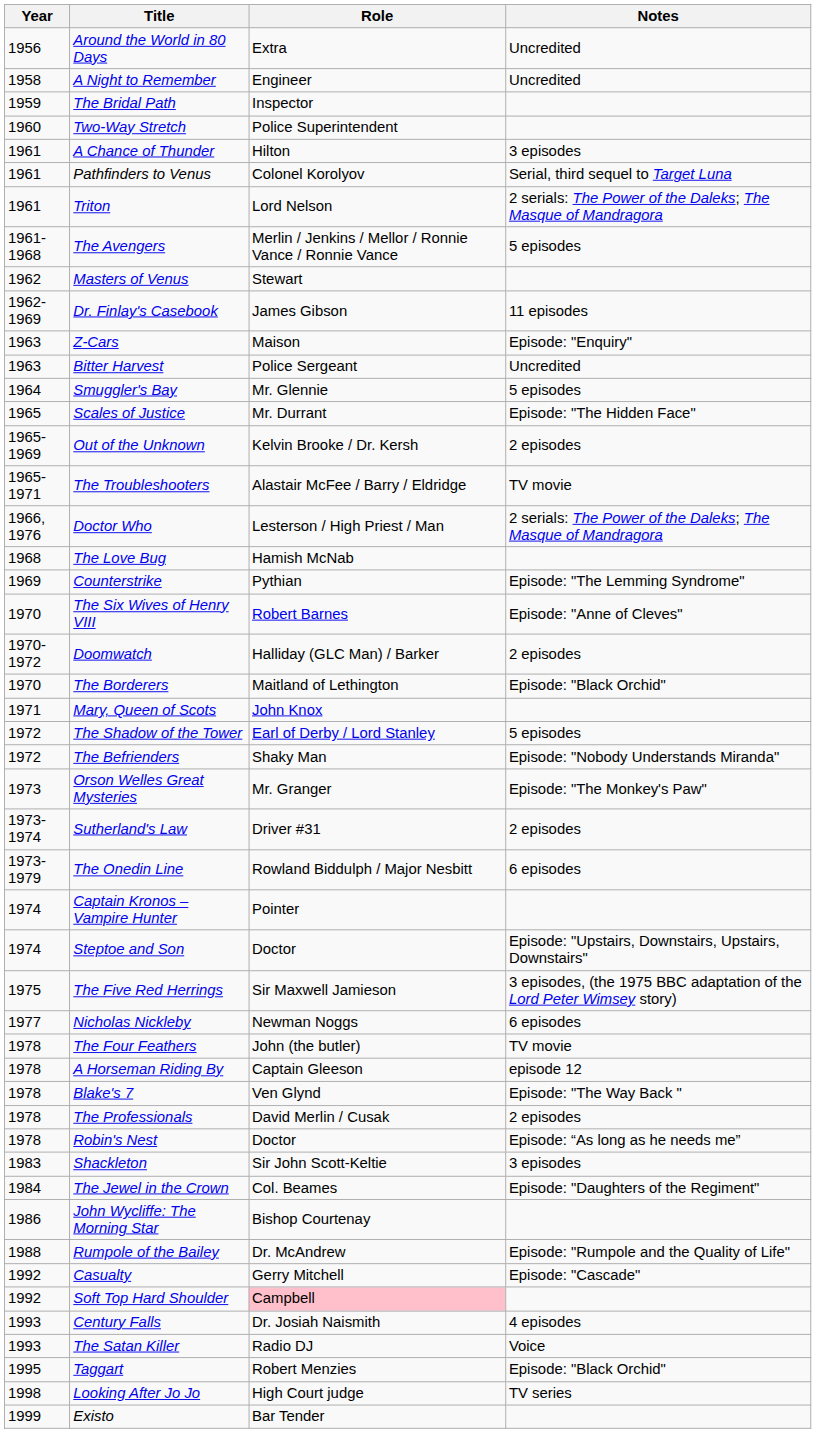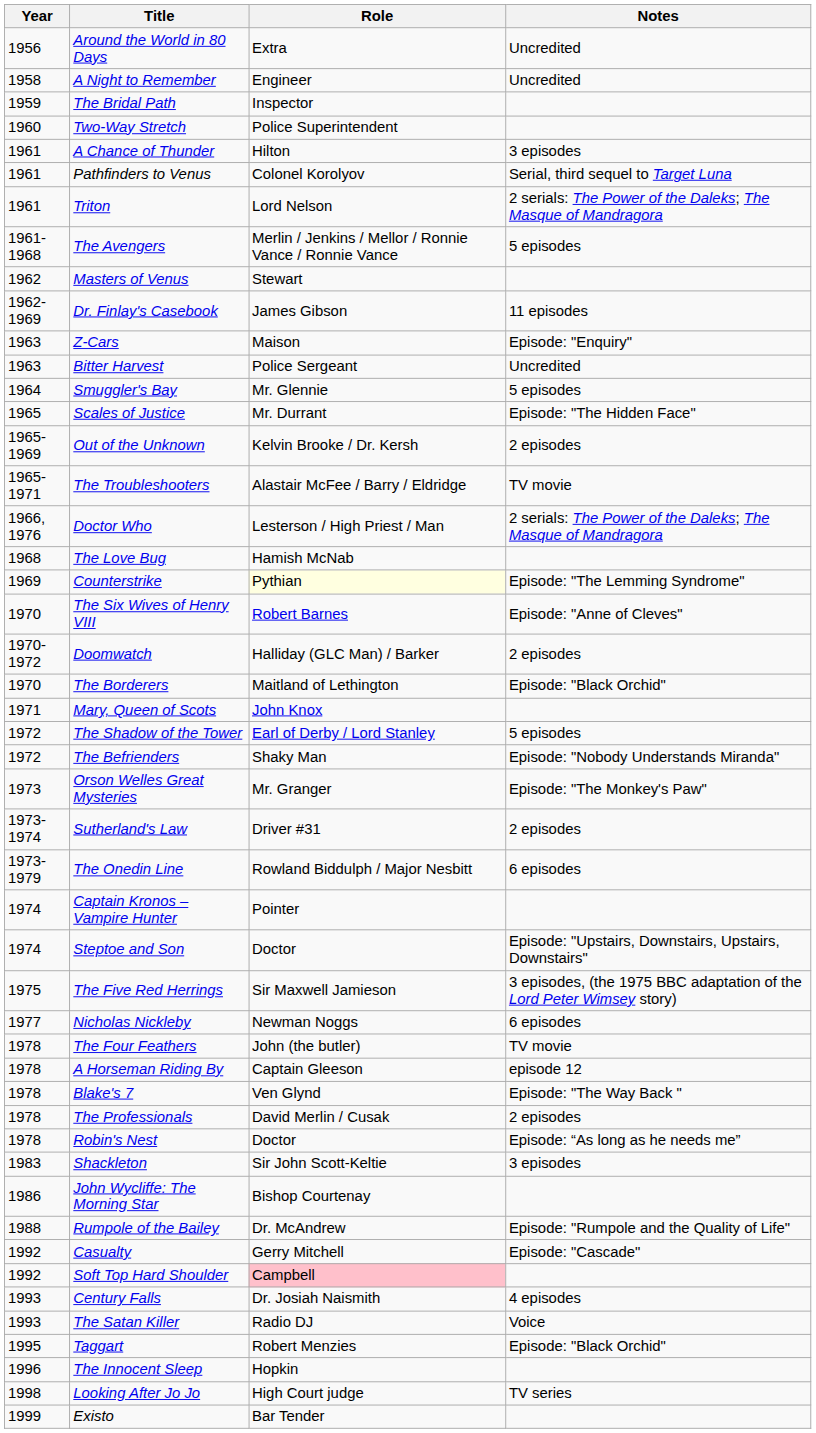(277, 581) no background -> (277, 581) lightyellow background
- row: (151, 1187)
+ row: (138, 1369)
